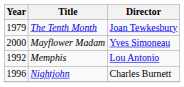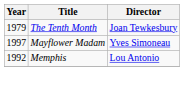(16, 43) 2000 -> (16, 43) 1997
- row: (50, 74)
